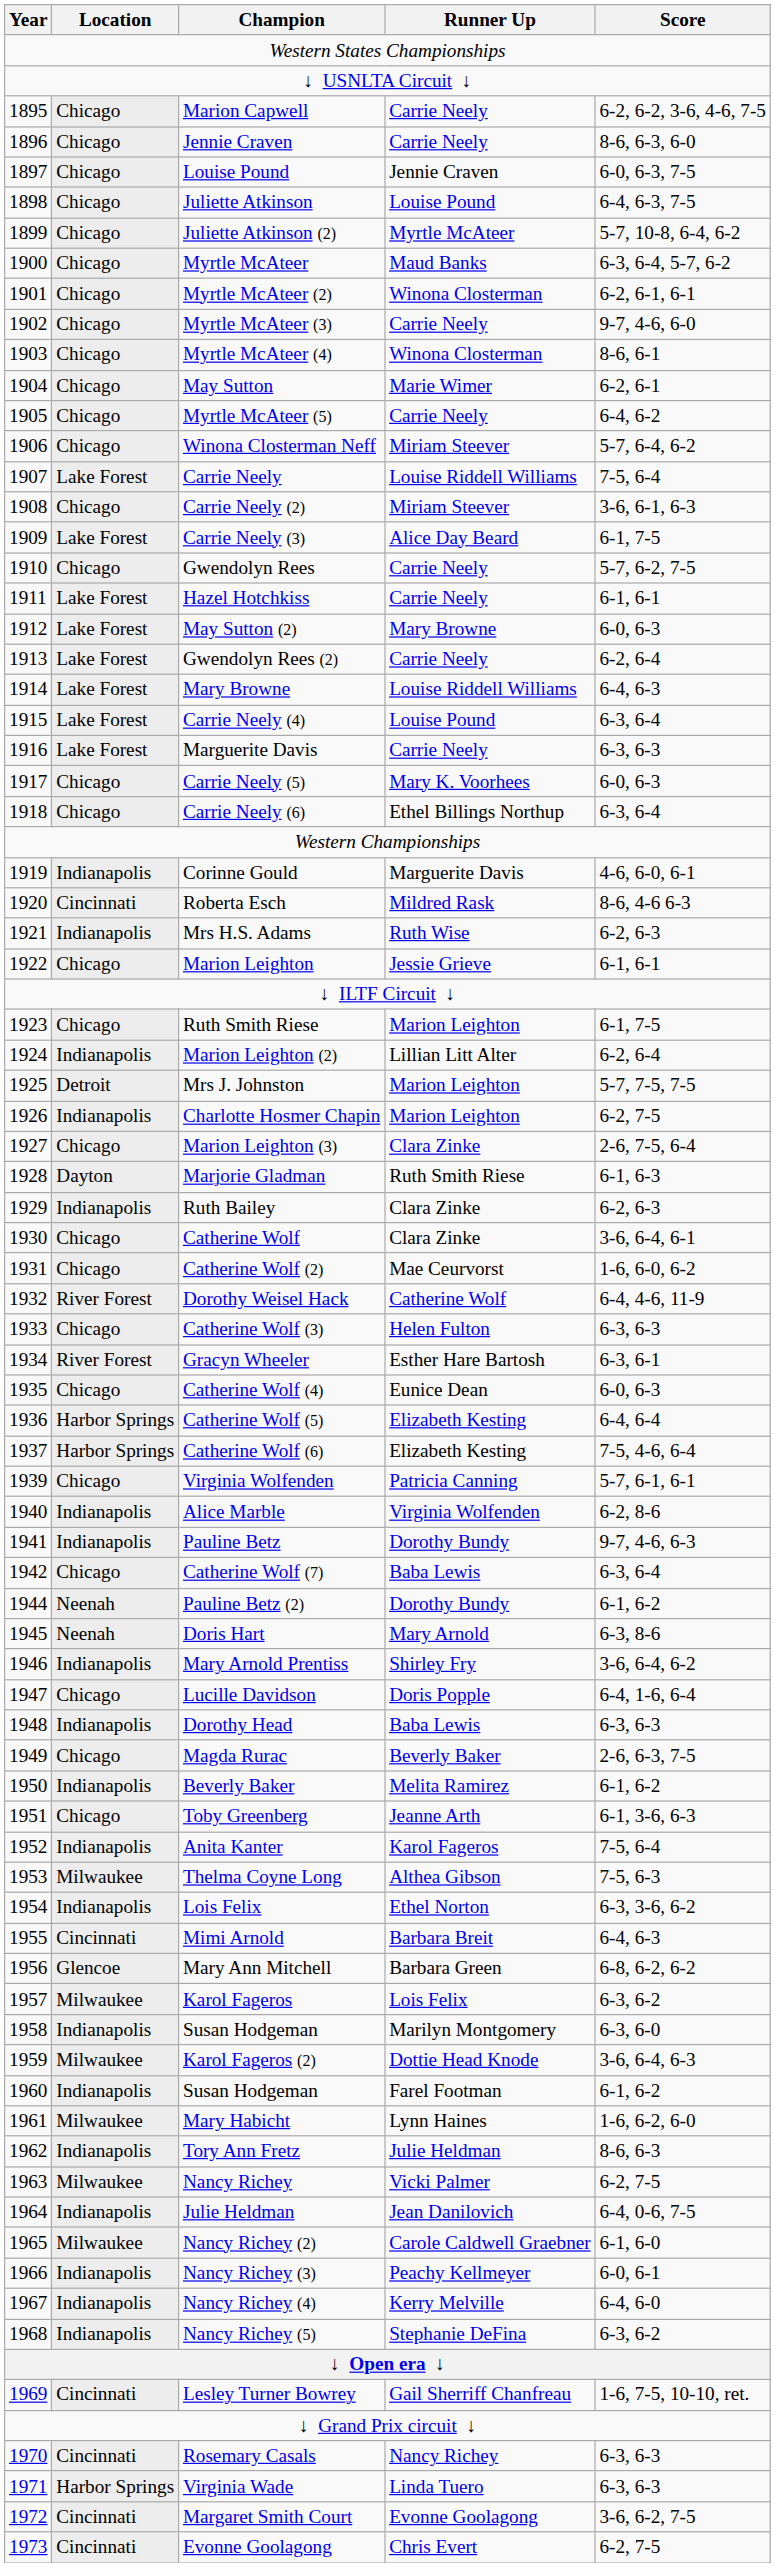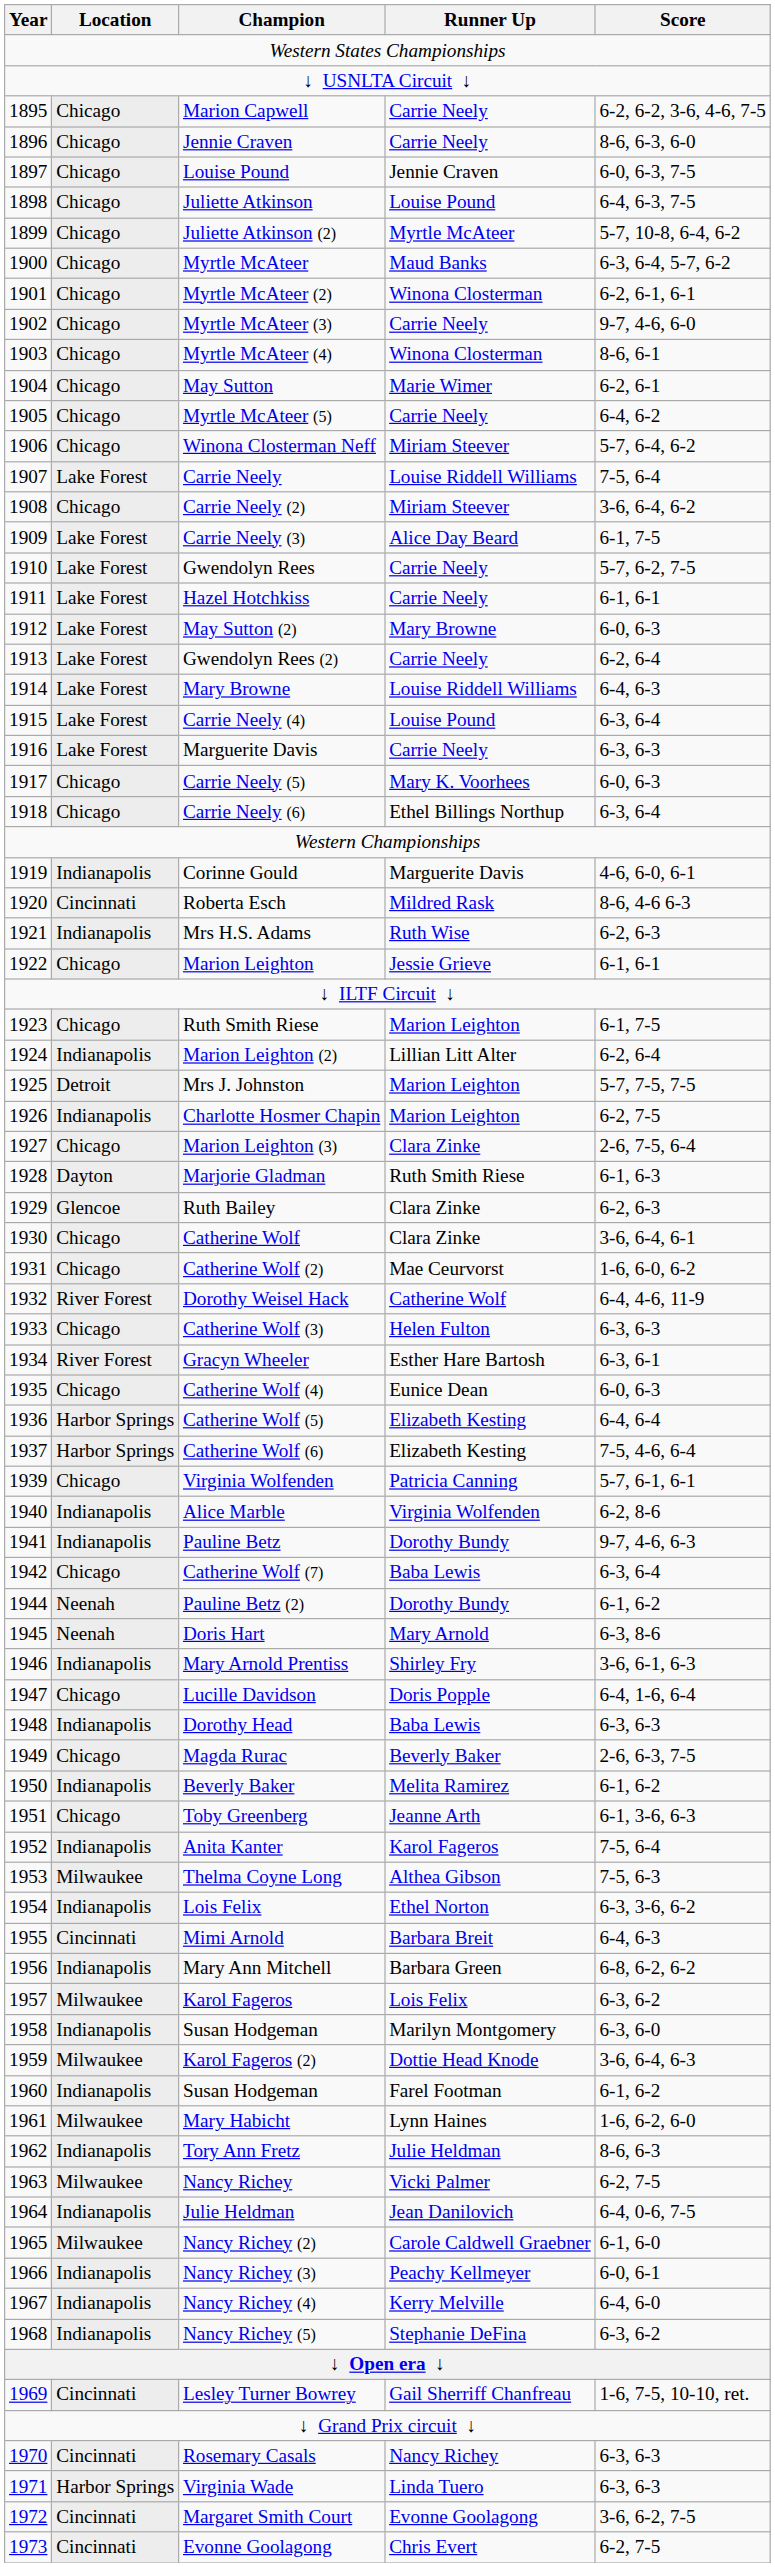(648, 506) 3-6, 6-1, 6-3 -> (648, 506) 3-6, 6-4, 6-2
(88, 567) Chicago -> (102, 567) Lake Forest
(104, 1207) Indianapolis -> (88, 1207) Glencoe
(648, 1664) 3-6, 6-4, 6-2 -> (648, 1664) 3-6, 6-1, 6-3
(88, 1968) Glencoe -> (104, 1968) Indianapolis
